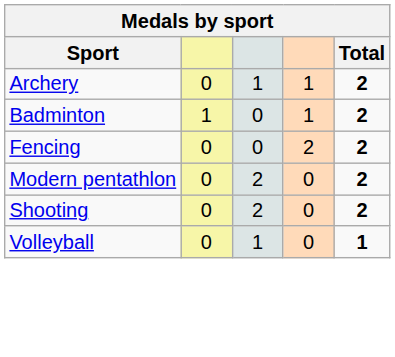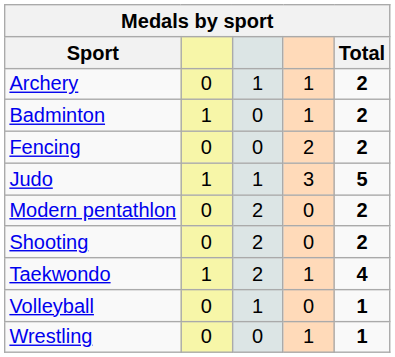+ row: (31, 179)
+ row: (60, 274)
+ row: (51, 337)
